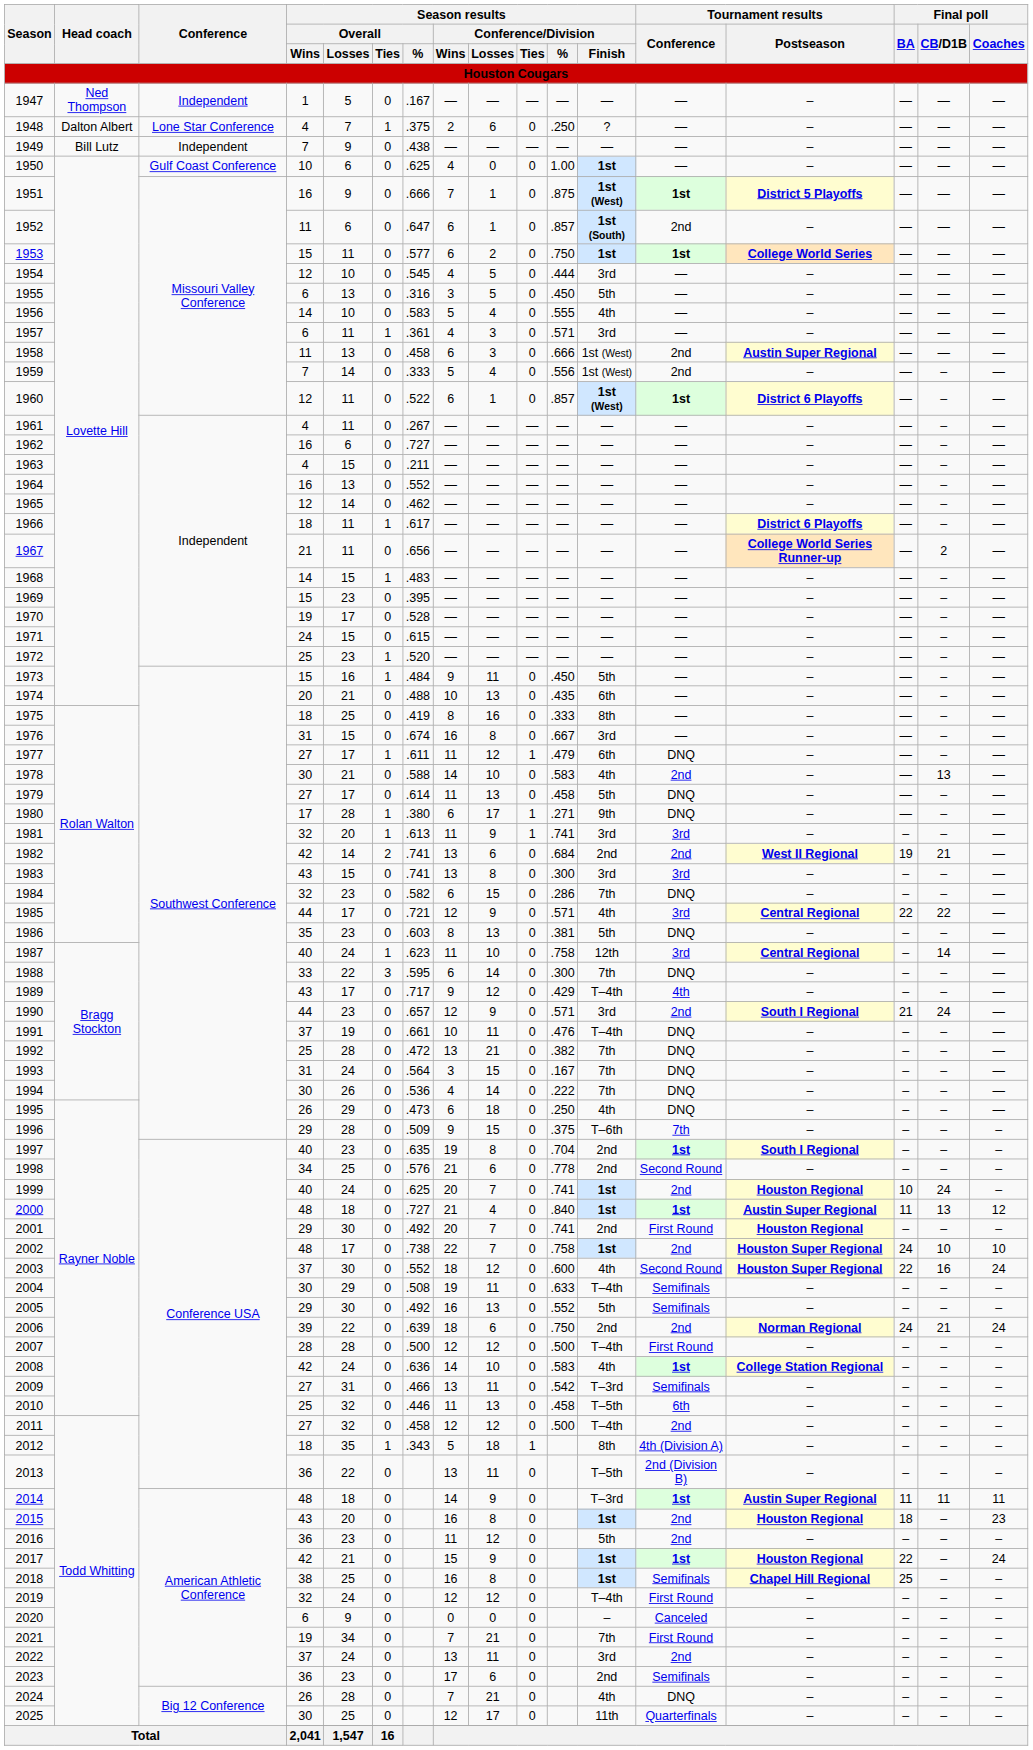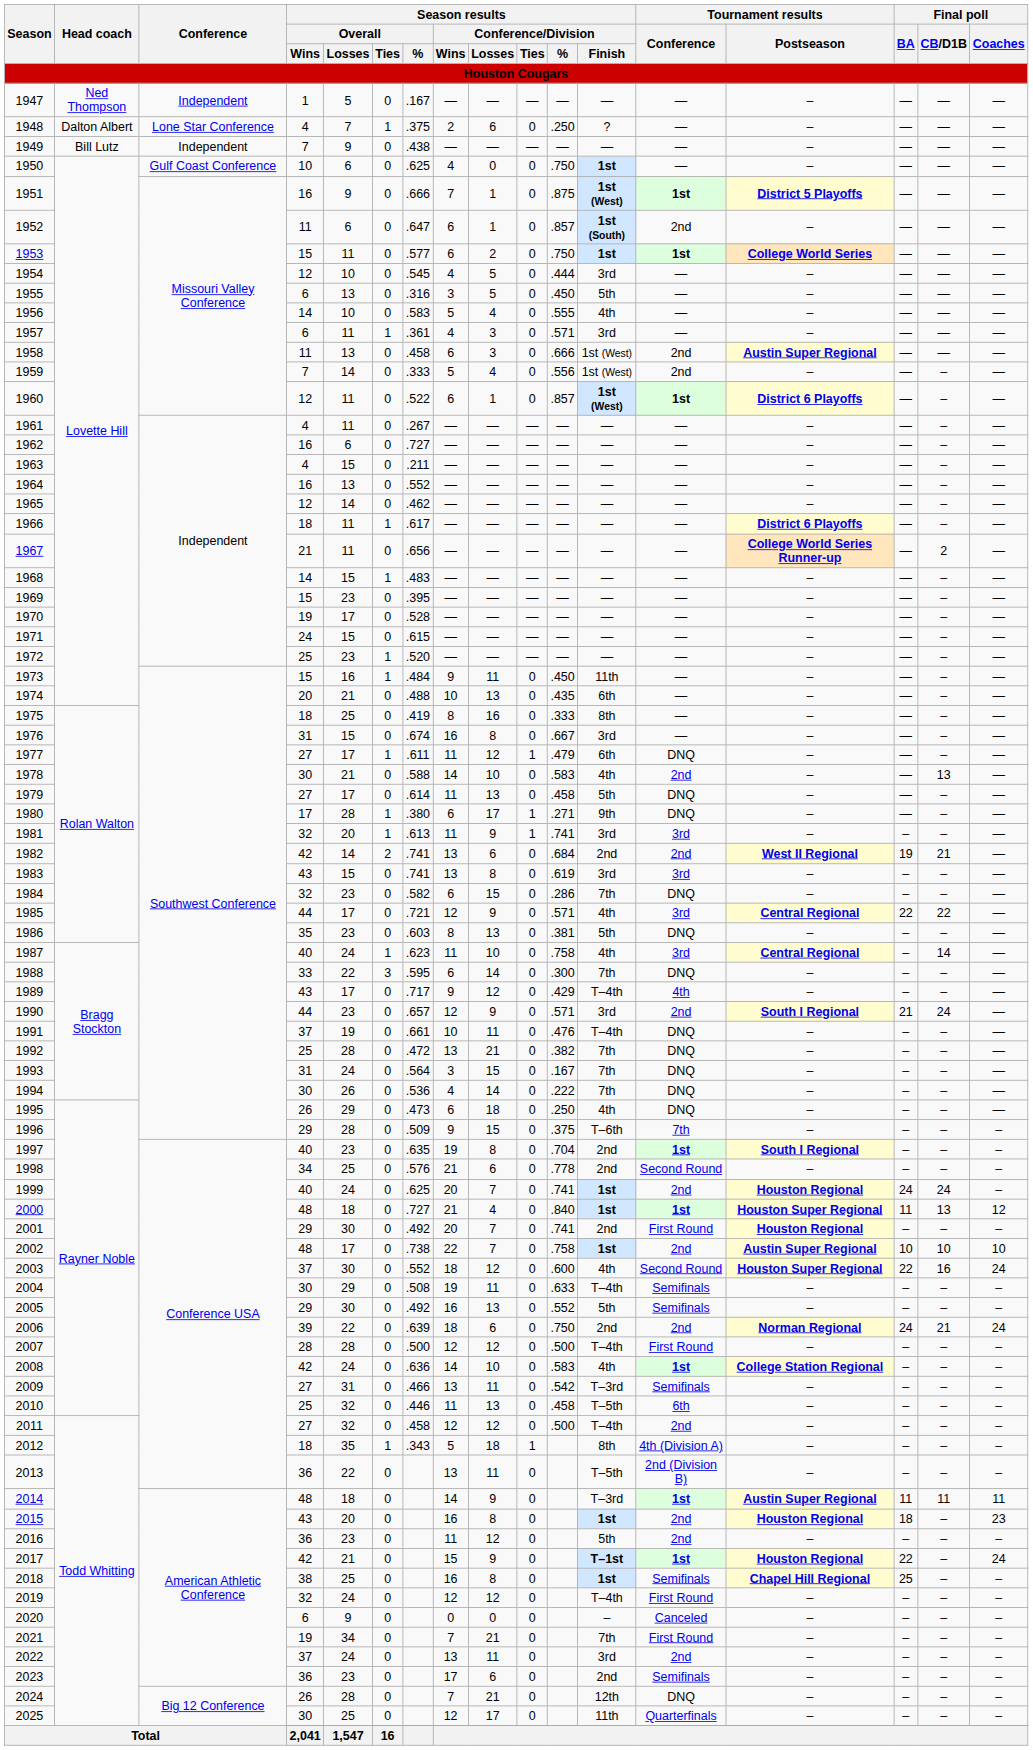(563, 167) 1.00 -> (563, 167) .750
(607, 676) 5th -> (607, 676) 11th
(563, 873) .300 -> (563, 873) .619
(607, 952) 12th -> (607, 952) 4th
(906, 1189) 10 -> (906, 1189) 24
(810, 1209) Austin Super Regional -> (810, 1209) Houston Super Regional
(810, 1248) Houston Super Regional -> (810, 1248) Austin Super Regional
(906, 1248) 24 -> (906, 1248) 10
(607, 1558) 1st -> (607, 1558) T–1st
(607, 1696) 4th -> (607, 1696) 12th
